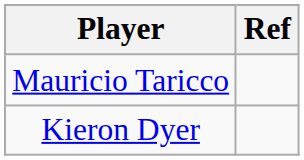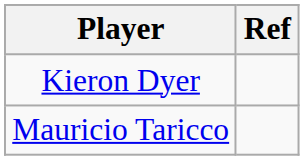rows swapped: (121, 129) <-> (121, 79)
